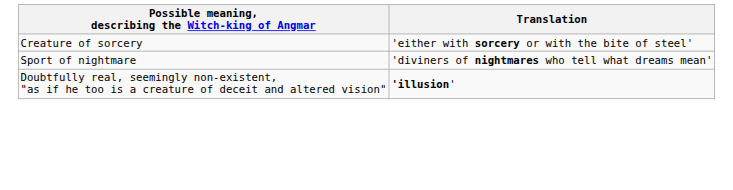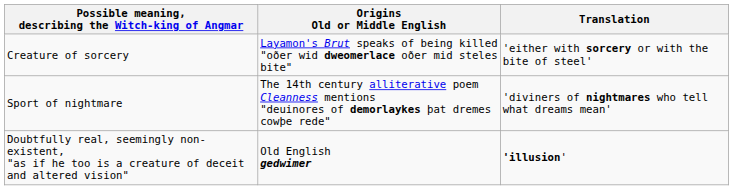+ column: (379, 19)
